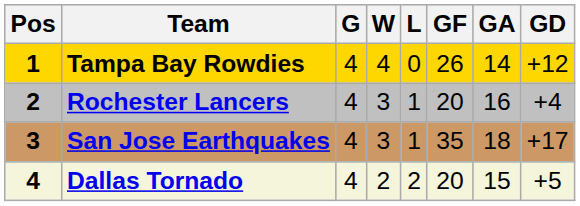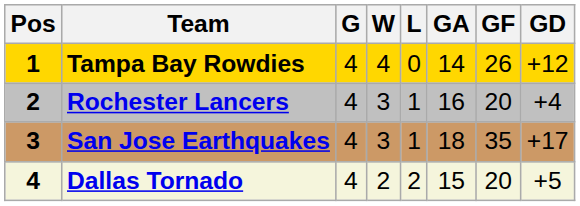columns swapped: (450, 24) <-> (497, 24)
